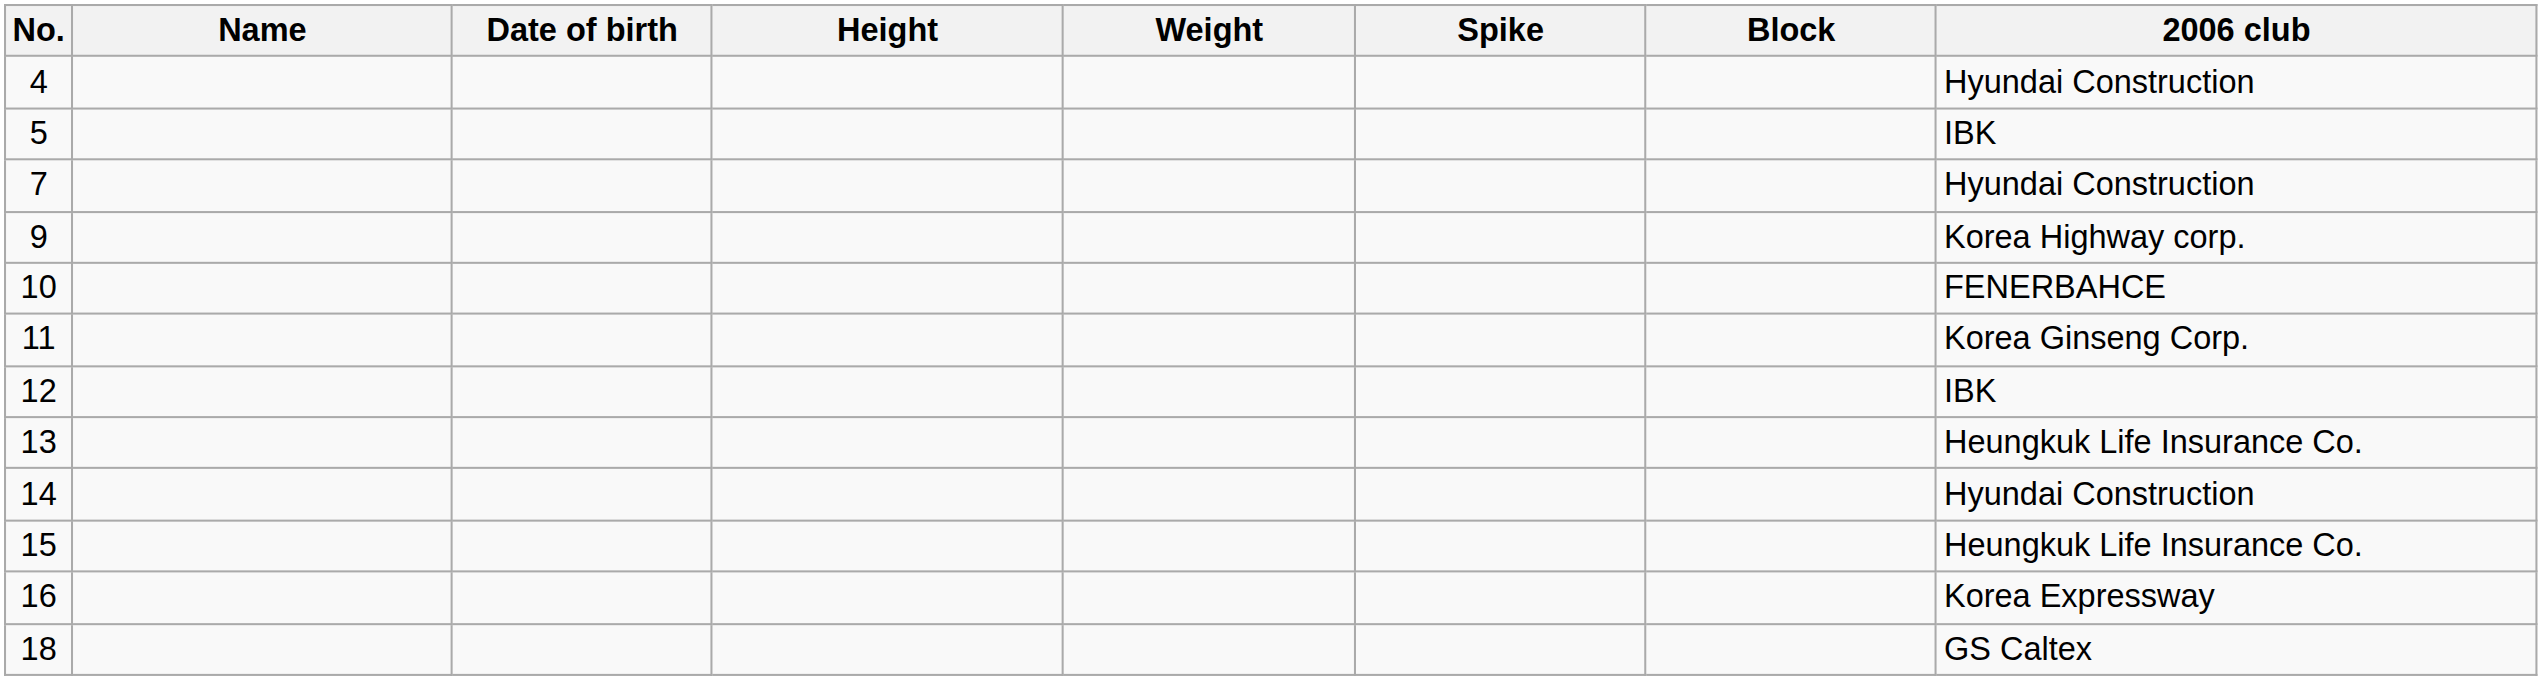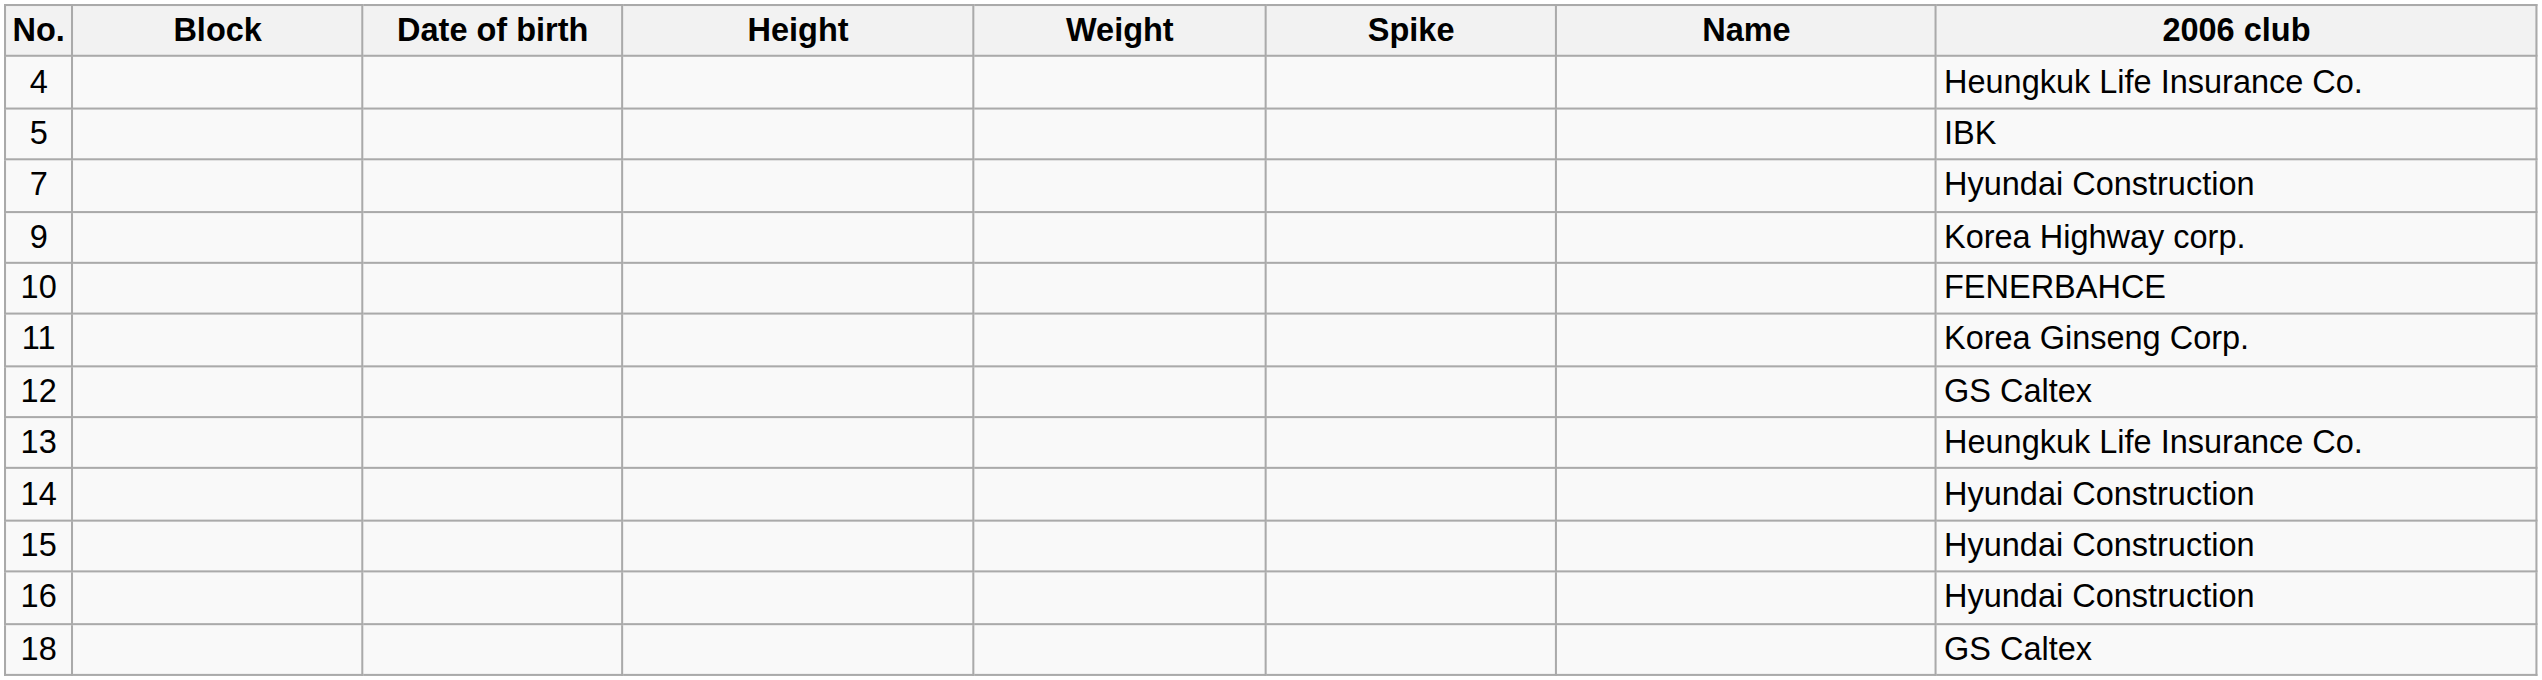columns swapped: (262, 30) <-> (1791, 30)
(2099, 81) Hyundai Construction -> (2153, 81) Heungkuk Life Insurance Co.
(1970, 390) IBK -> (2018, 390) GS Caltex
(2153, 545) Heungkuk Life Insurance Co. -> (2099, 545) Hyundai Construction
(2079, 596) Korea Expressway -> (2099, 596) Hyundai Construction
